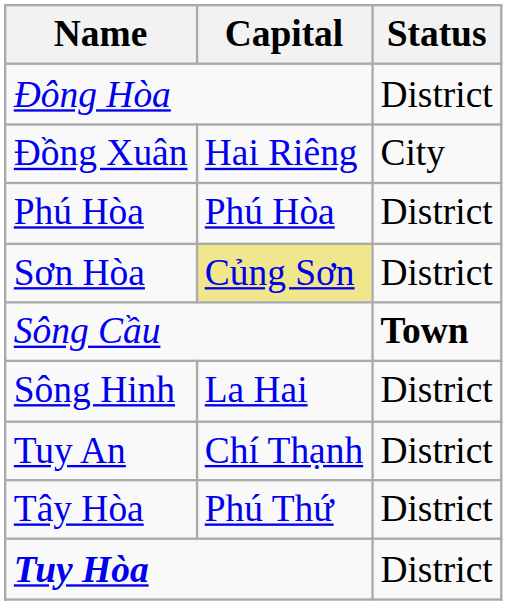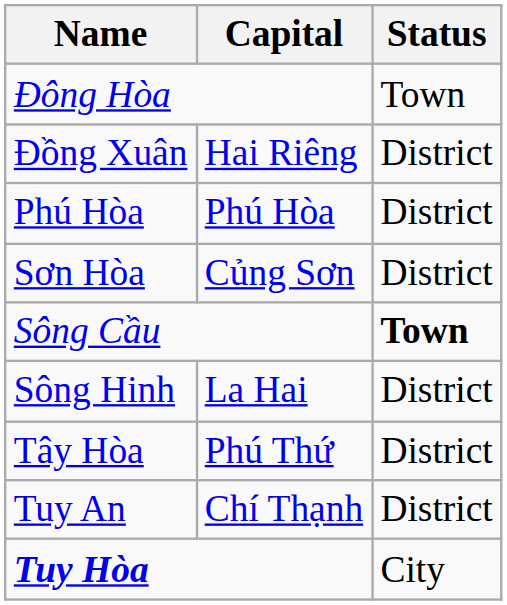(437, 93) District -> (423, 93) Town
(413, 152) City -> (437, 152) District
(280, 271) khaki background -> (280, 271) no background
rows swapped: (79, 509) <-> (70, 449)
(437, 568) District -> (413, 568) City
